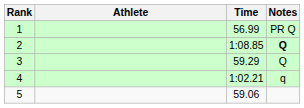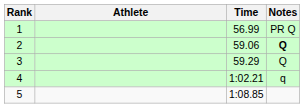(246, 45) 1:08.85 -> (246, 45) 59.06
(246, 95) 59.06 -> (246, 95) 1:08.85
